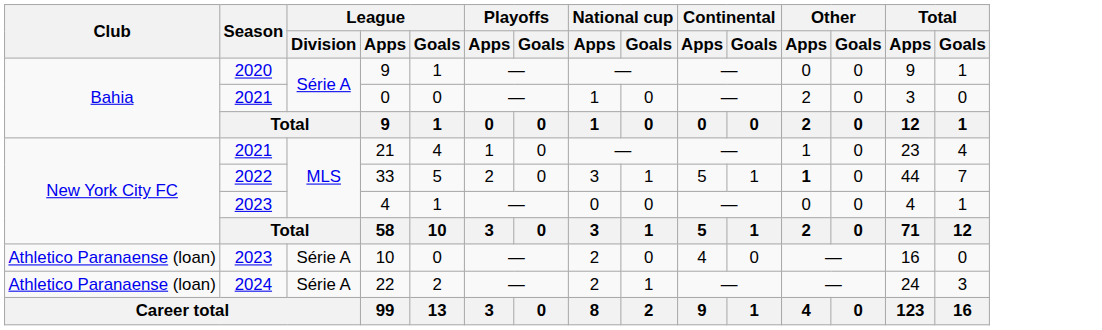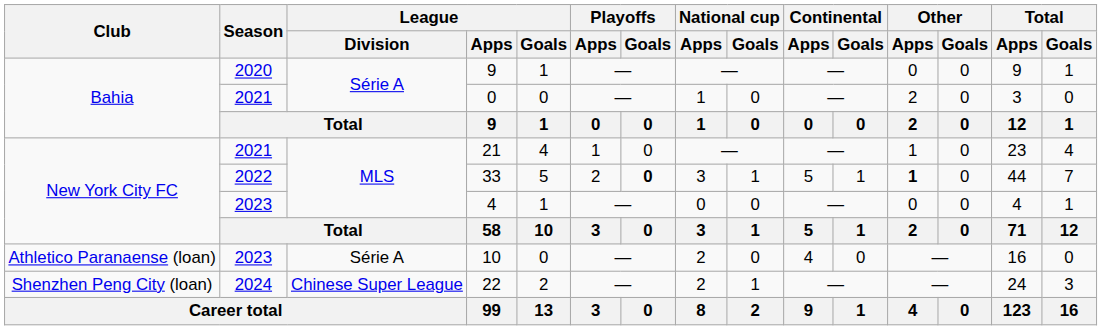(541, 177) normal -> (648, 177) bold
(112, 284) Athletico Paranaense (loan) -> (112, 284) Shenzhen Peng City (loan)
(324, 284) Série A -> (377, 284) Chinese Super League
